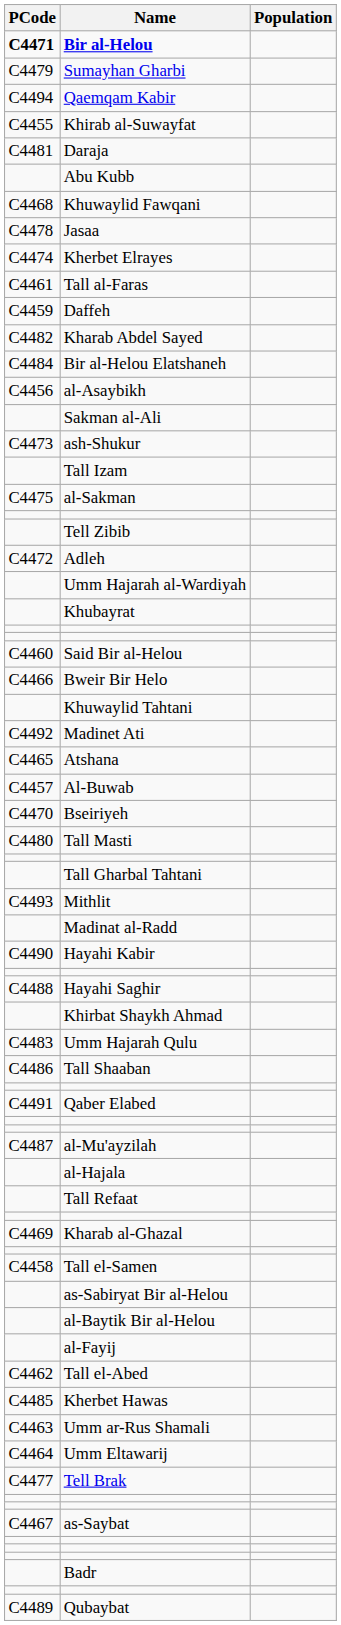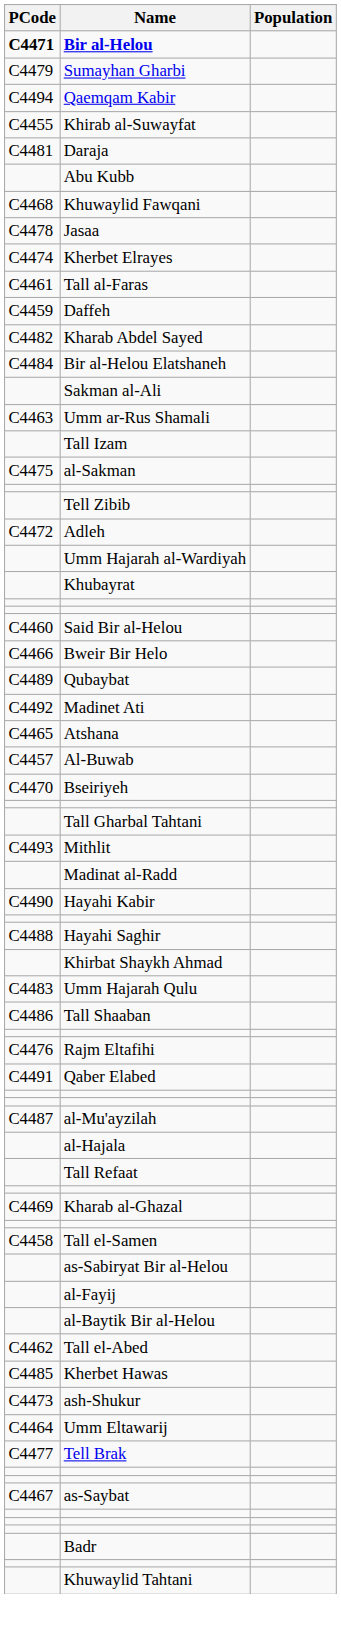- row: (31, 390)
rows swapped: (31, 1427) <-> (31, 444)
rows swapped: (32, 707) <-> (31, 1607)
- row: (31, 840)
+ row: (31, 1050)
rows swapped: (32, 1321) <-> (32, 1348)
